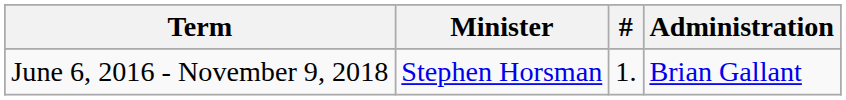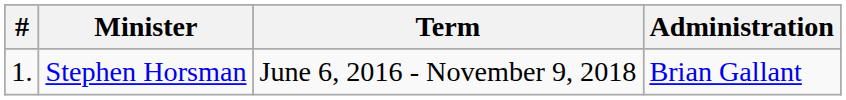columns swapped: (626, 26) <-> (200, 26)
